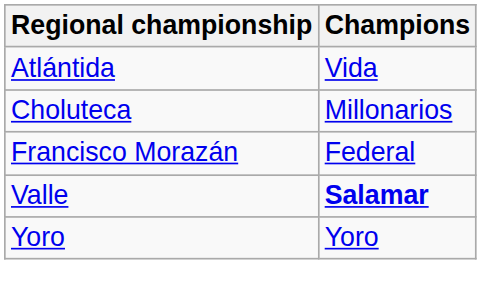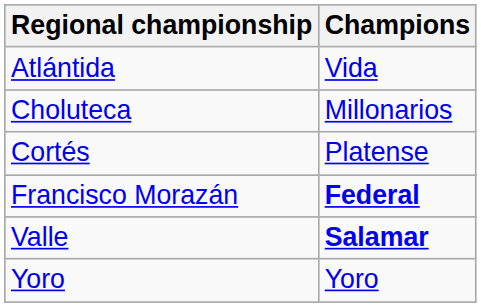+ row: (50, 152)
(370, 152) normal -> (372, 195) bold
